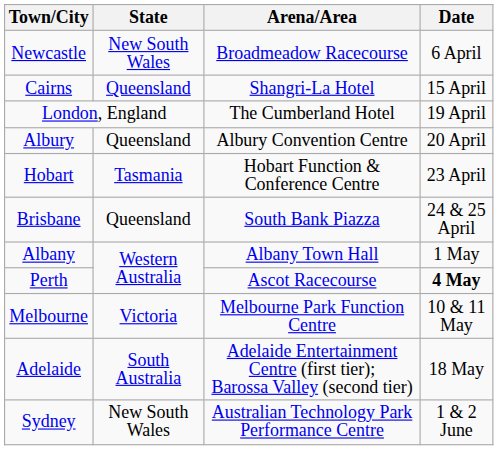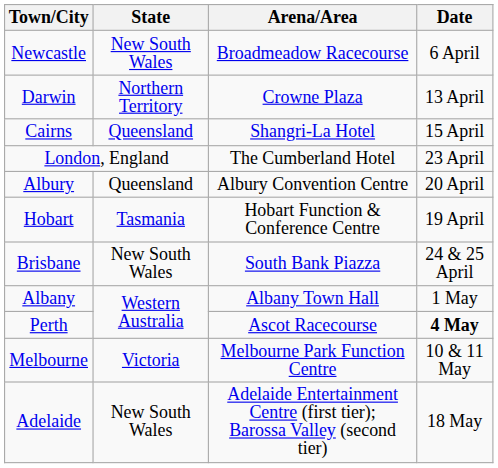+ row: (49, 96)
(456, 114) 19 April -> (455, 158) 23 April
(456, 175) 23 April -> (455, 219) 19 April
(148, 219) Queensland -> (151, 263) New South Wales
(148, 368) South Australia -> (151, 422) New South Wales
- row: (49, 422)
